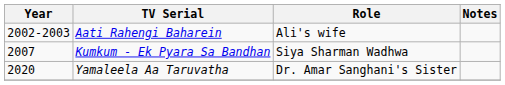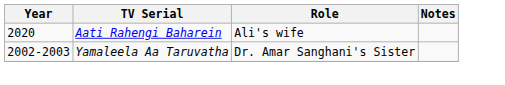(39, 33) 2002-2003 -> (21, 33) 2020
- row: (173, 52)
(21, 70) 2020 -> (39, 52) 2002-2003
